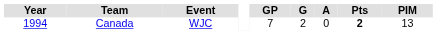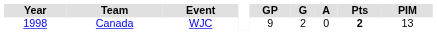(35, 24) 1994 -> (35, 24) 1998
(270, 24) 7 -> (270, 24) 9
